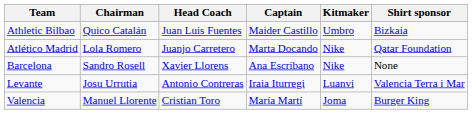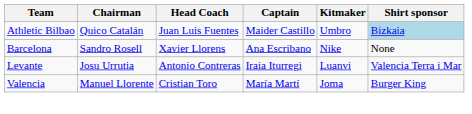(391, 30) no background -> (388, 30) lightblue background
- row: (42, 48)
